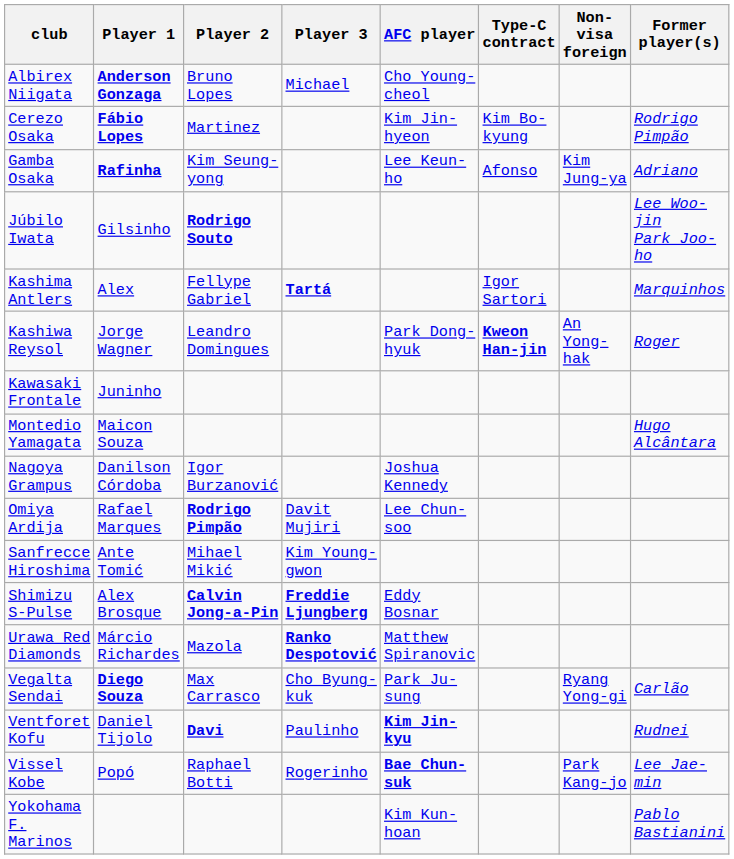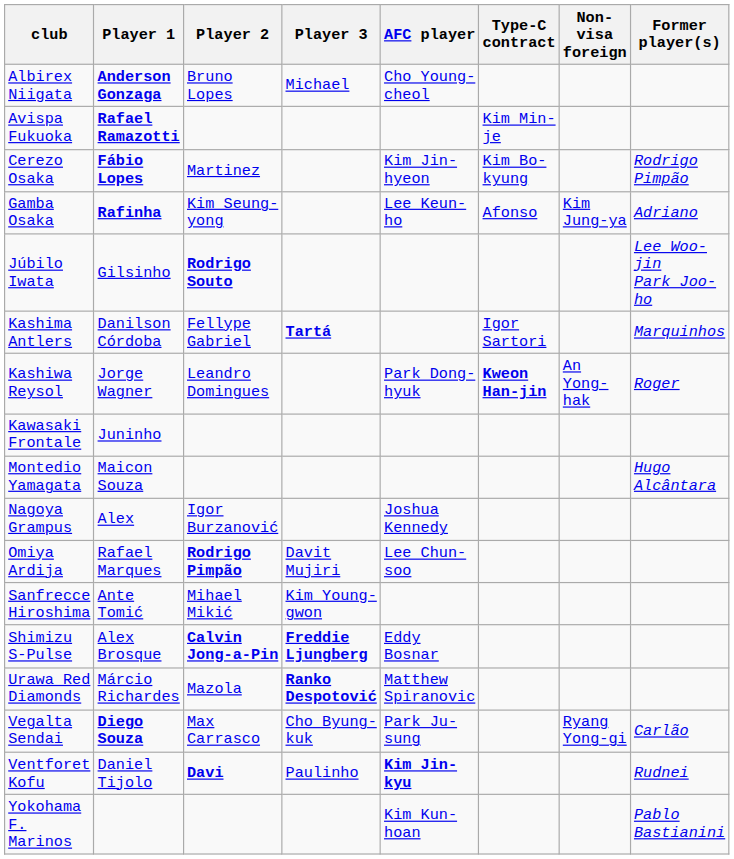+ row: (40, 128)
(116, 290) Alex -> (134, 332) Danilson Córdoba
(134, 477) Danilson Córdoba -> (116, 519) Alex
- row: (36, 773)
